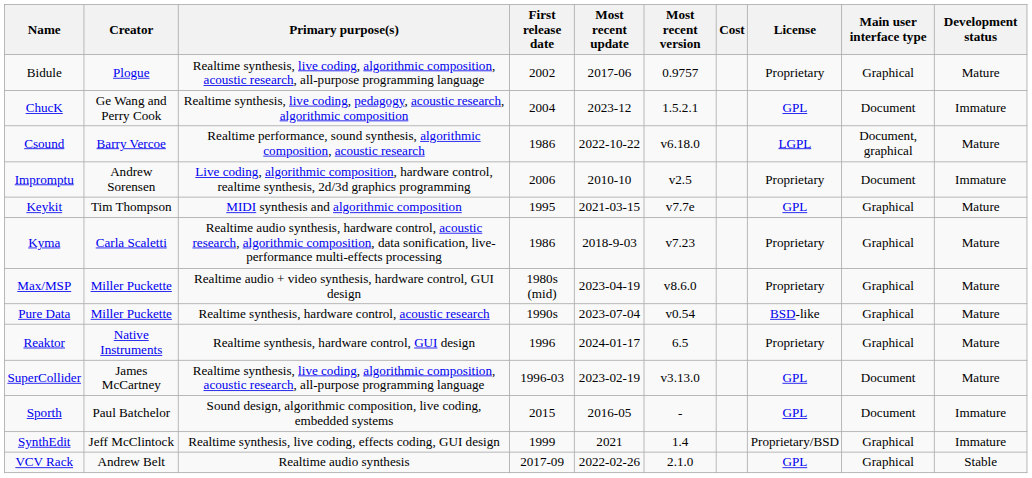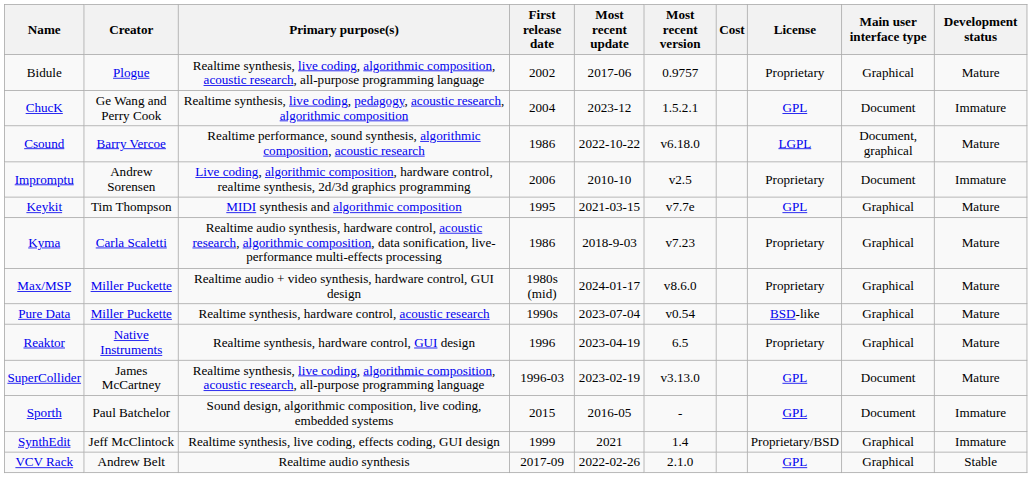(609, 286) 2023-04-19 -> (609, 286) 2024-01-17
(609, 342) 2024-01-17 -> (609, 342) 2023-04-19
